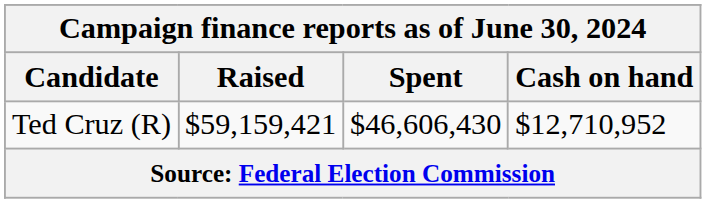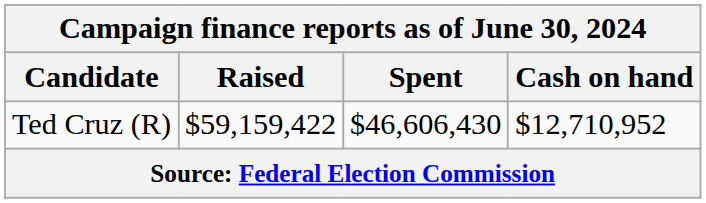(261, 124) $59,159,421 -> (261, 124) $59,159,422
